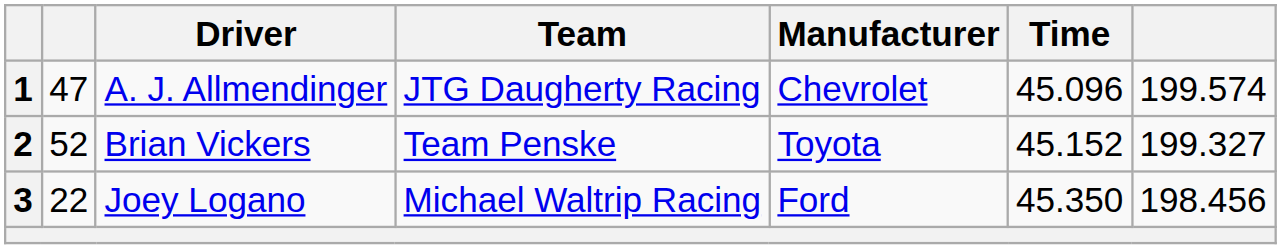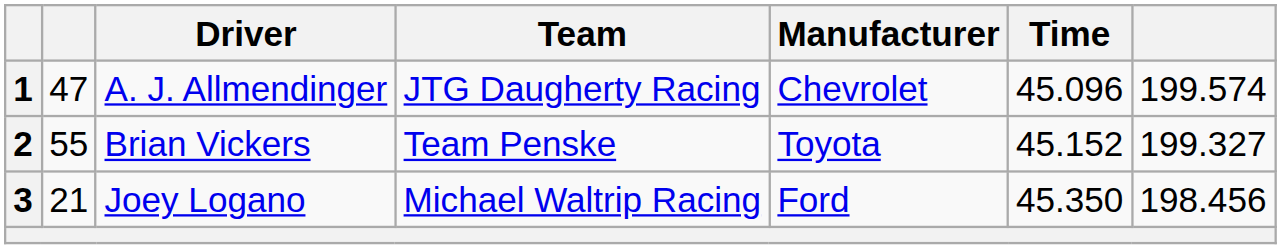(69, 144) 52 -> (69, 144) 55
(69, 200) 22 -> (69, 200) 21
